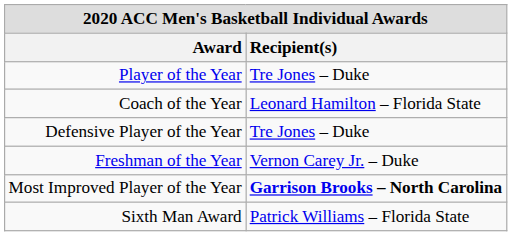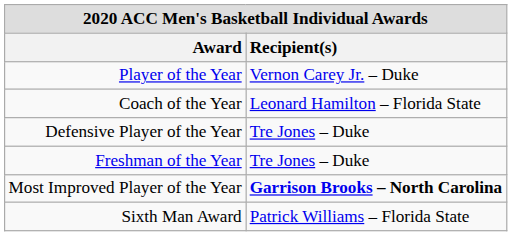(310, 75) Tre Jones – Duke -> (334, 75) Vernon Carey Jr. – Duke
(334, 160) Vernon Carey Jr. – Duke -> (310, 160) Tre Jones – Duke
